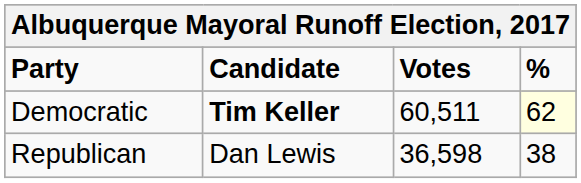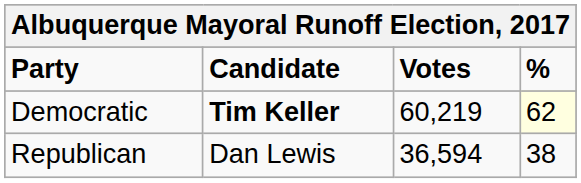(440, 111) 60,511 -> (441, 111) 60,219
(441, 154) 36,598 -> (441, 154) 36,594
